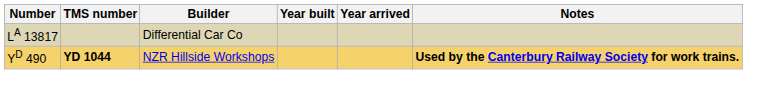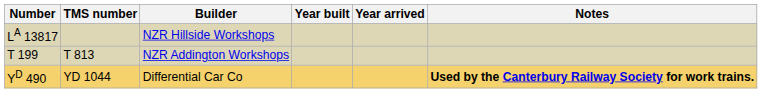(193, 35) Differential Car Co -> (209, 35) NZR Hillside Workshops
+ row: (23, 56)
(87, 57) bold -> (87, 76) normal
(209, 57) NZR Hillside Workshops -> (193, 76) Differential Car Co
